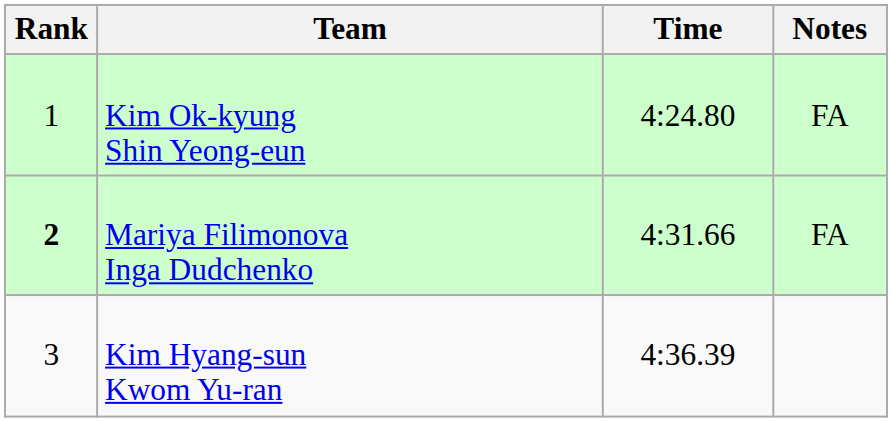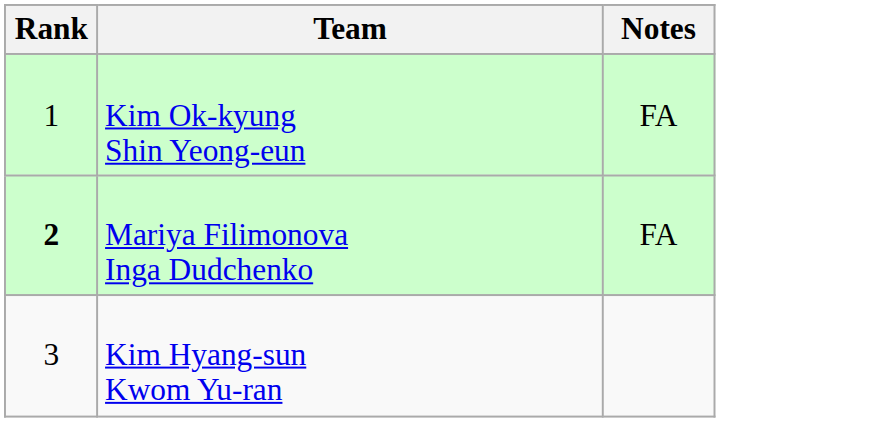- column: (688, 29)
